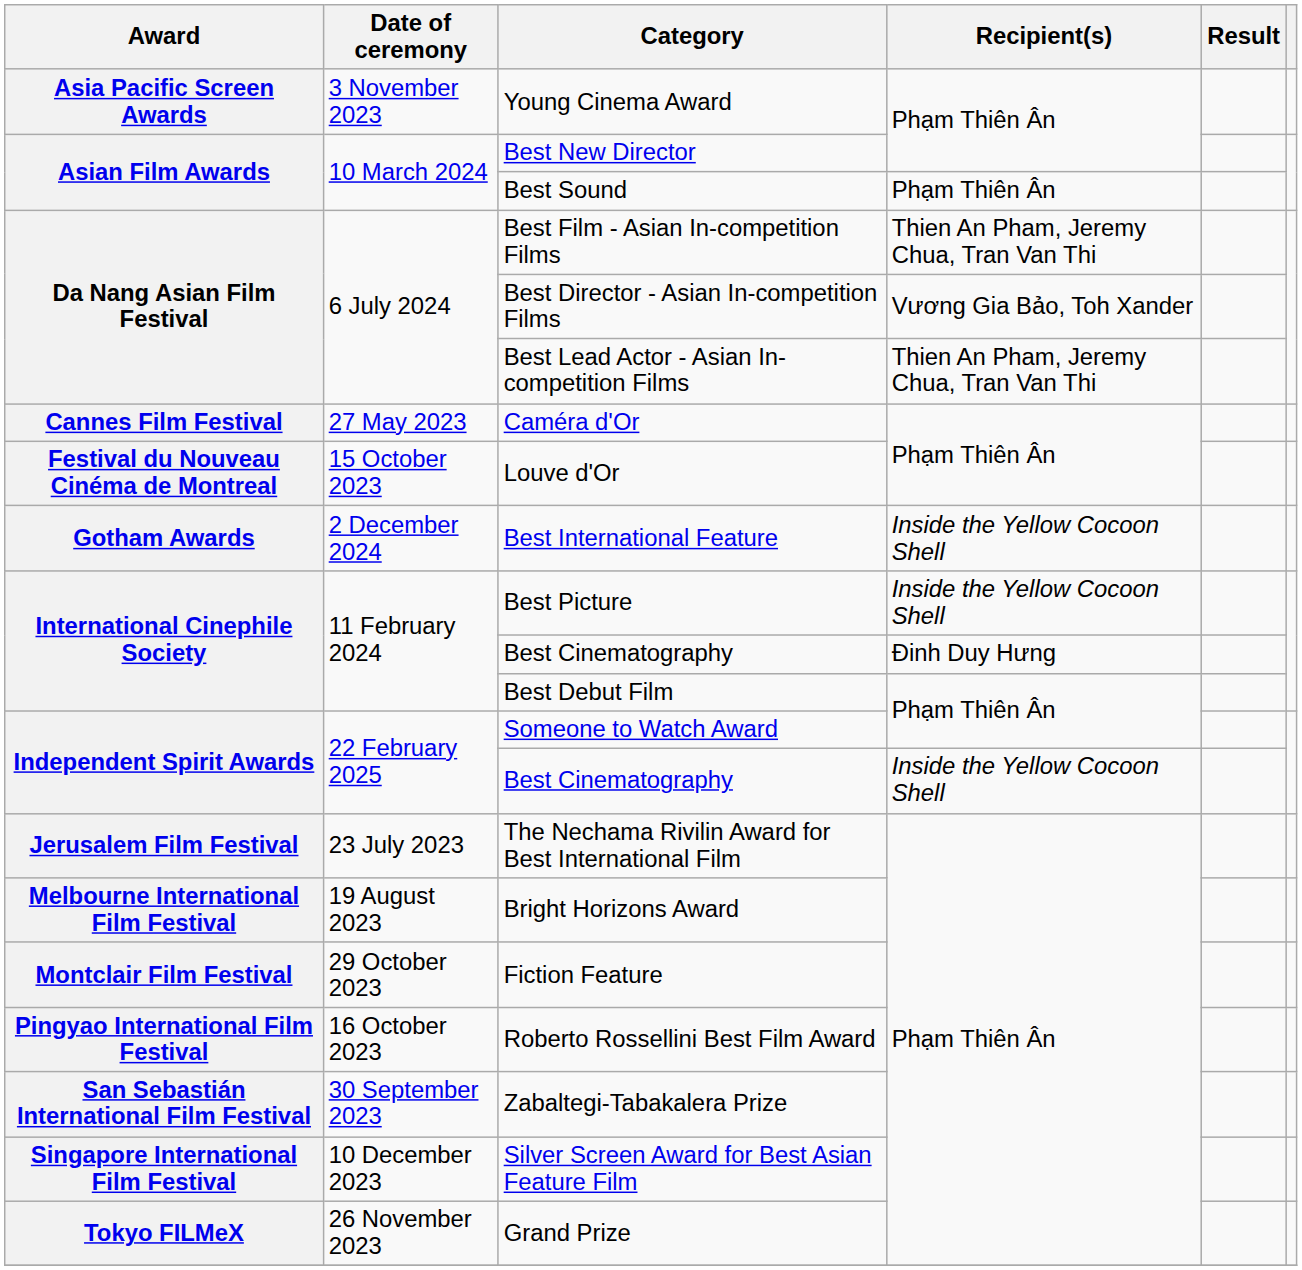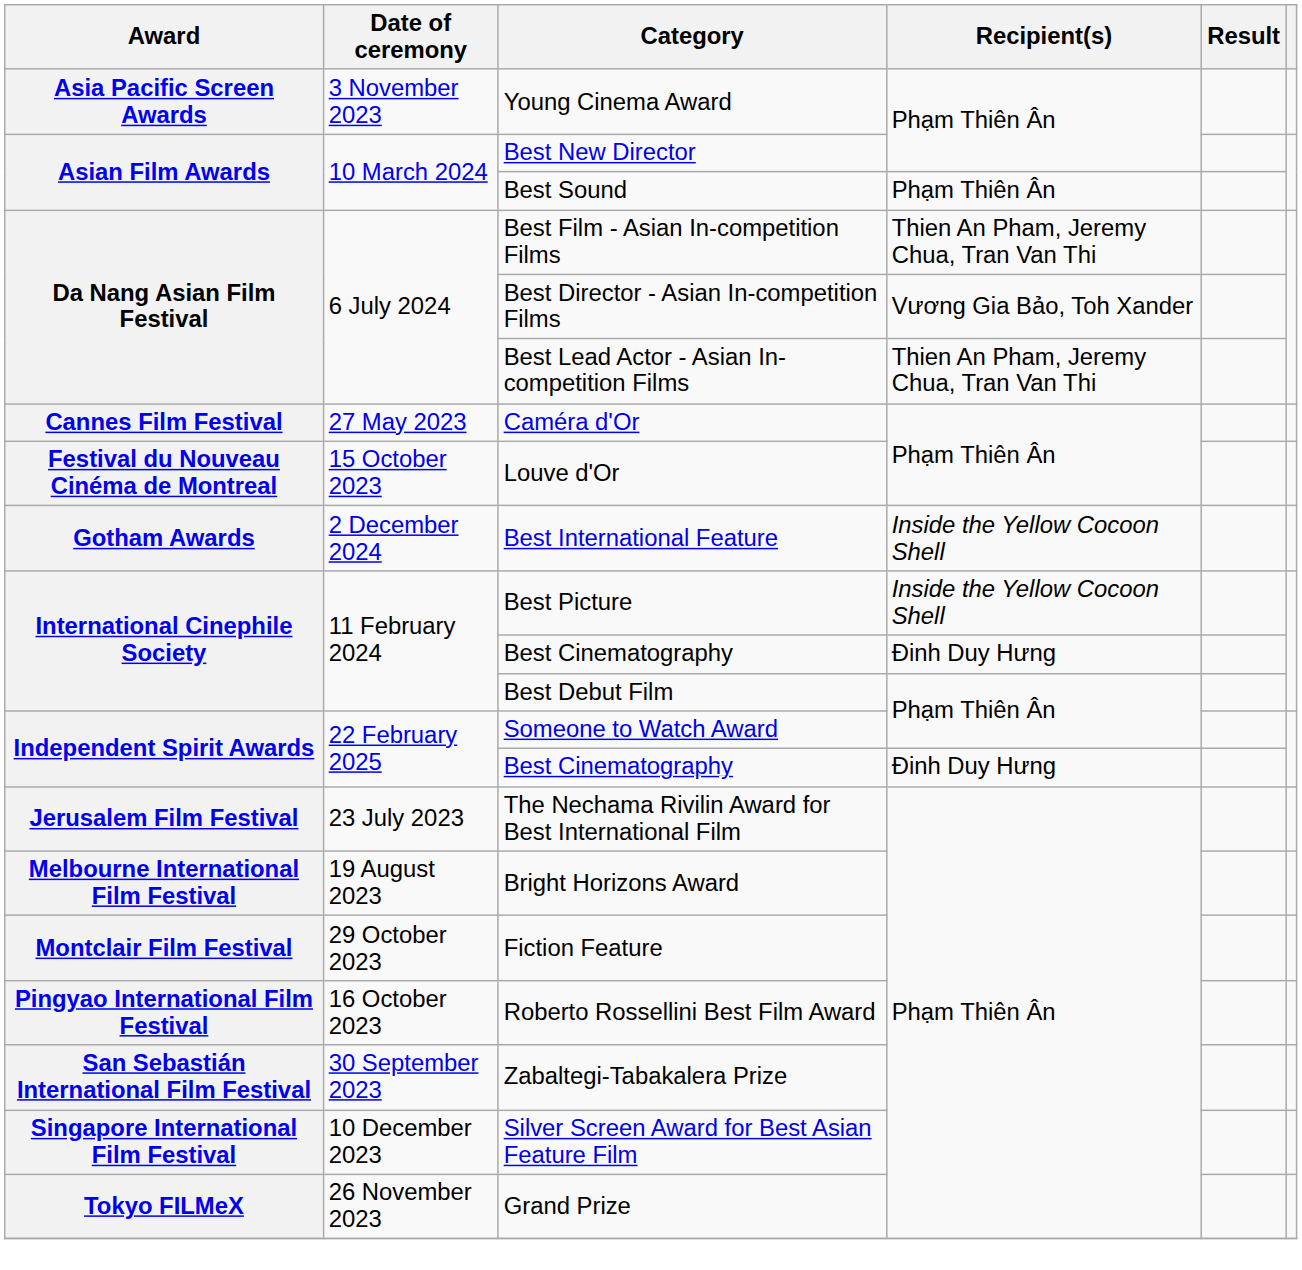(1025, 780) Inside the Yellow Cocoon Shell -> (974, 767) Đinh Duy Hưng
